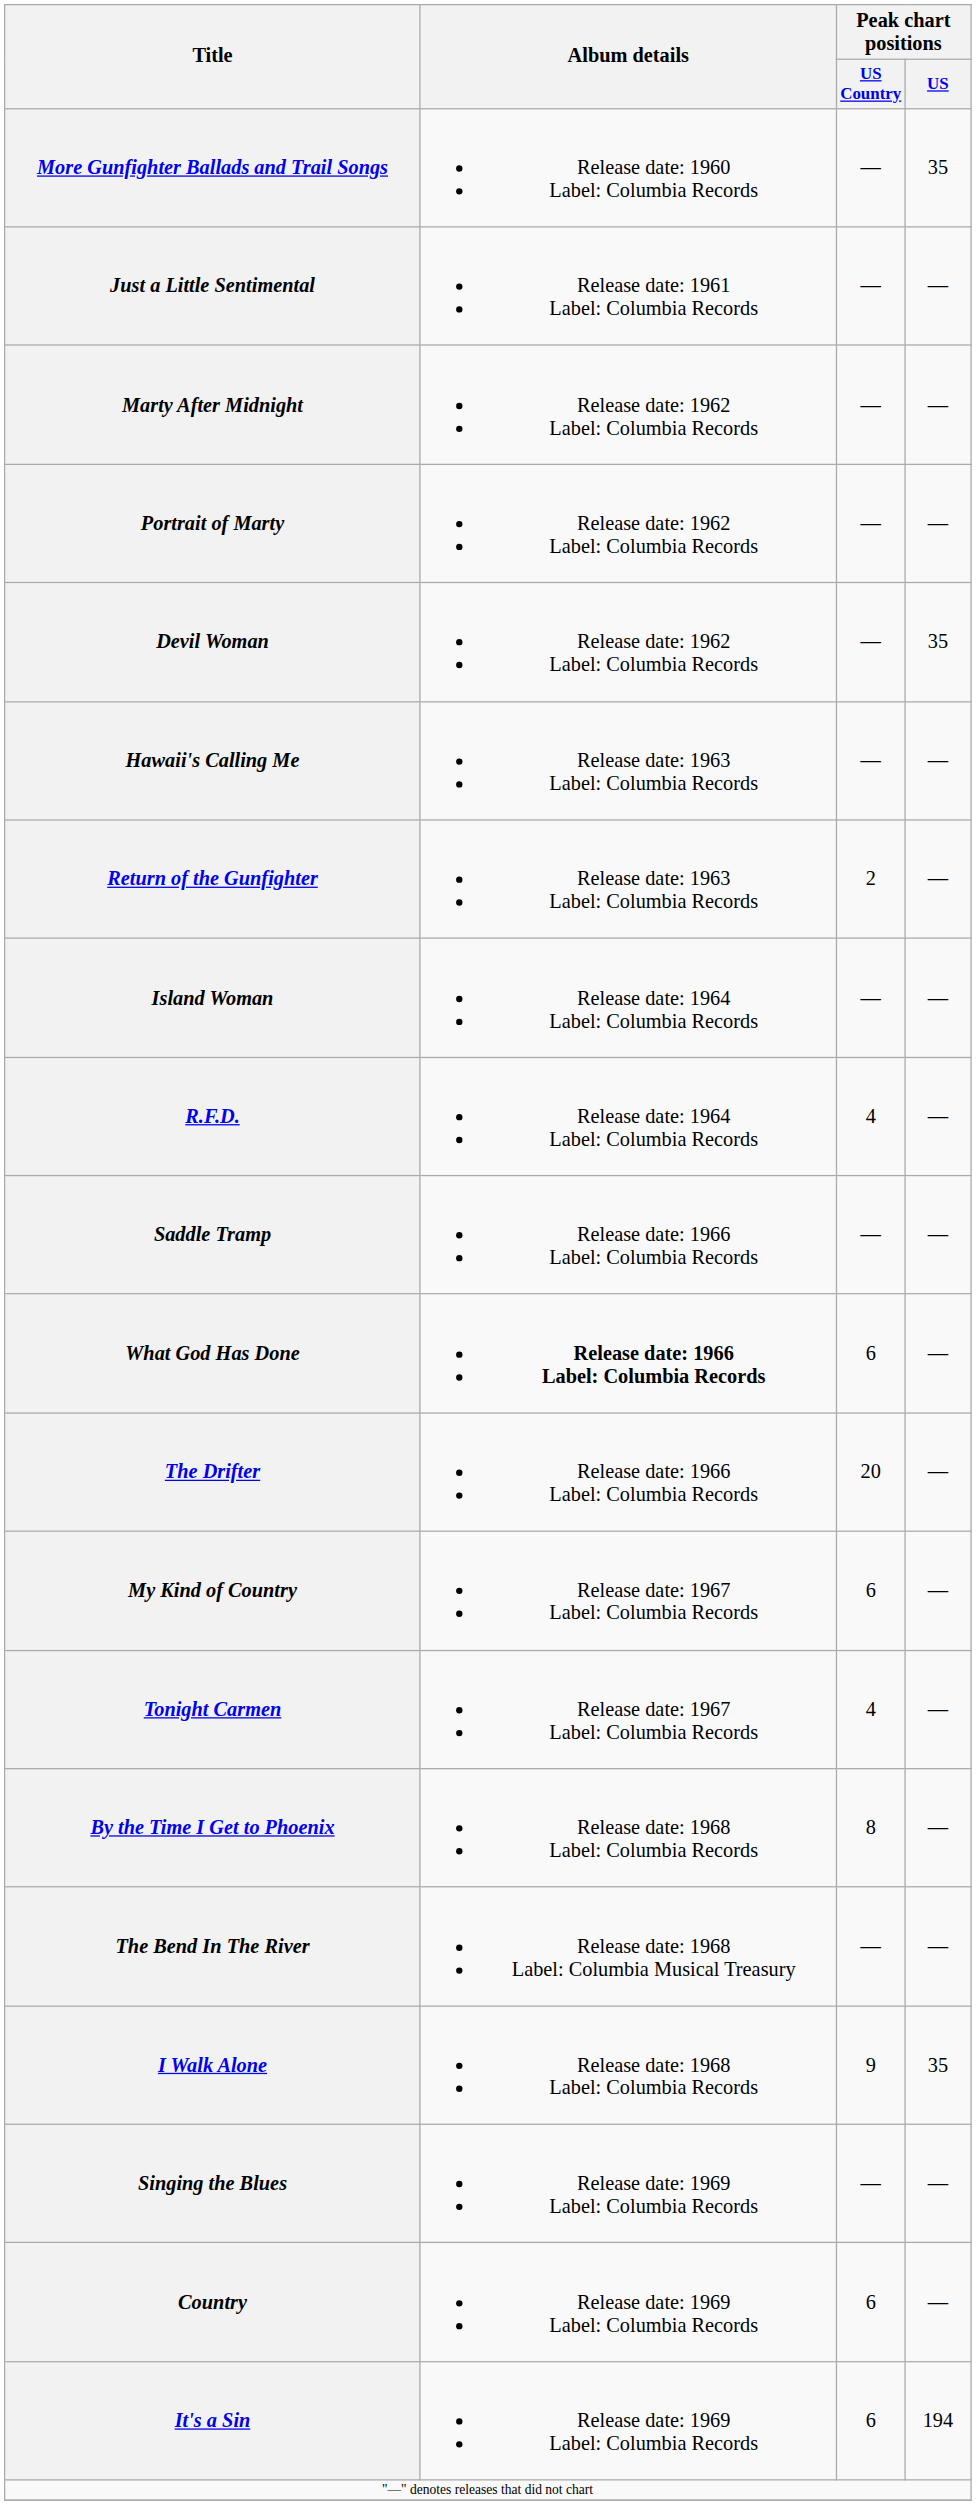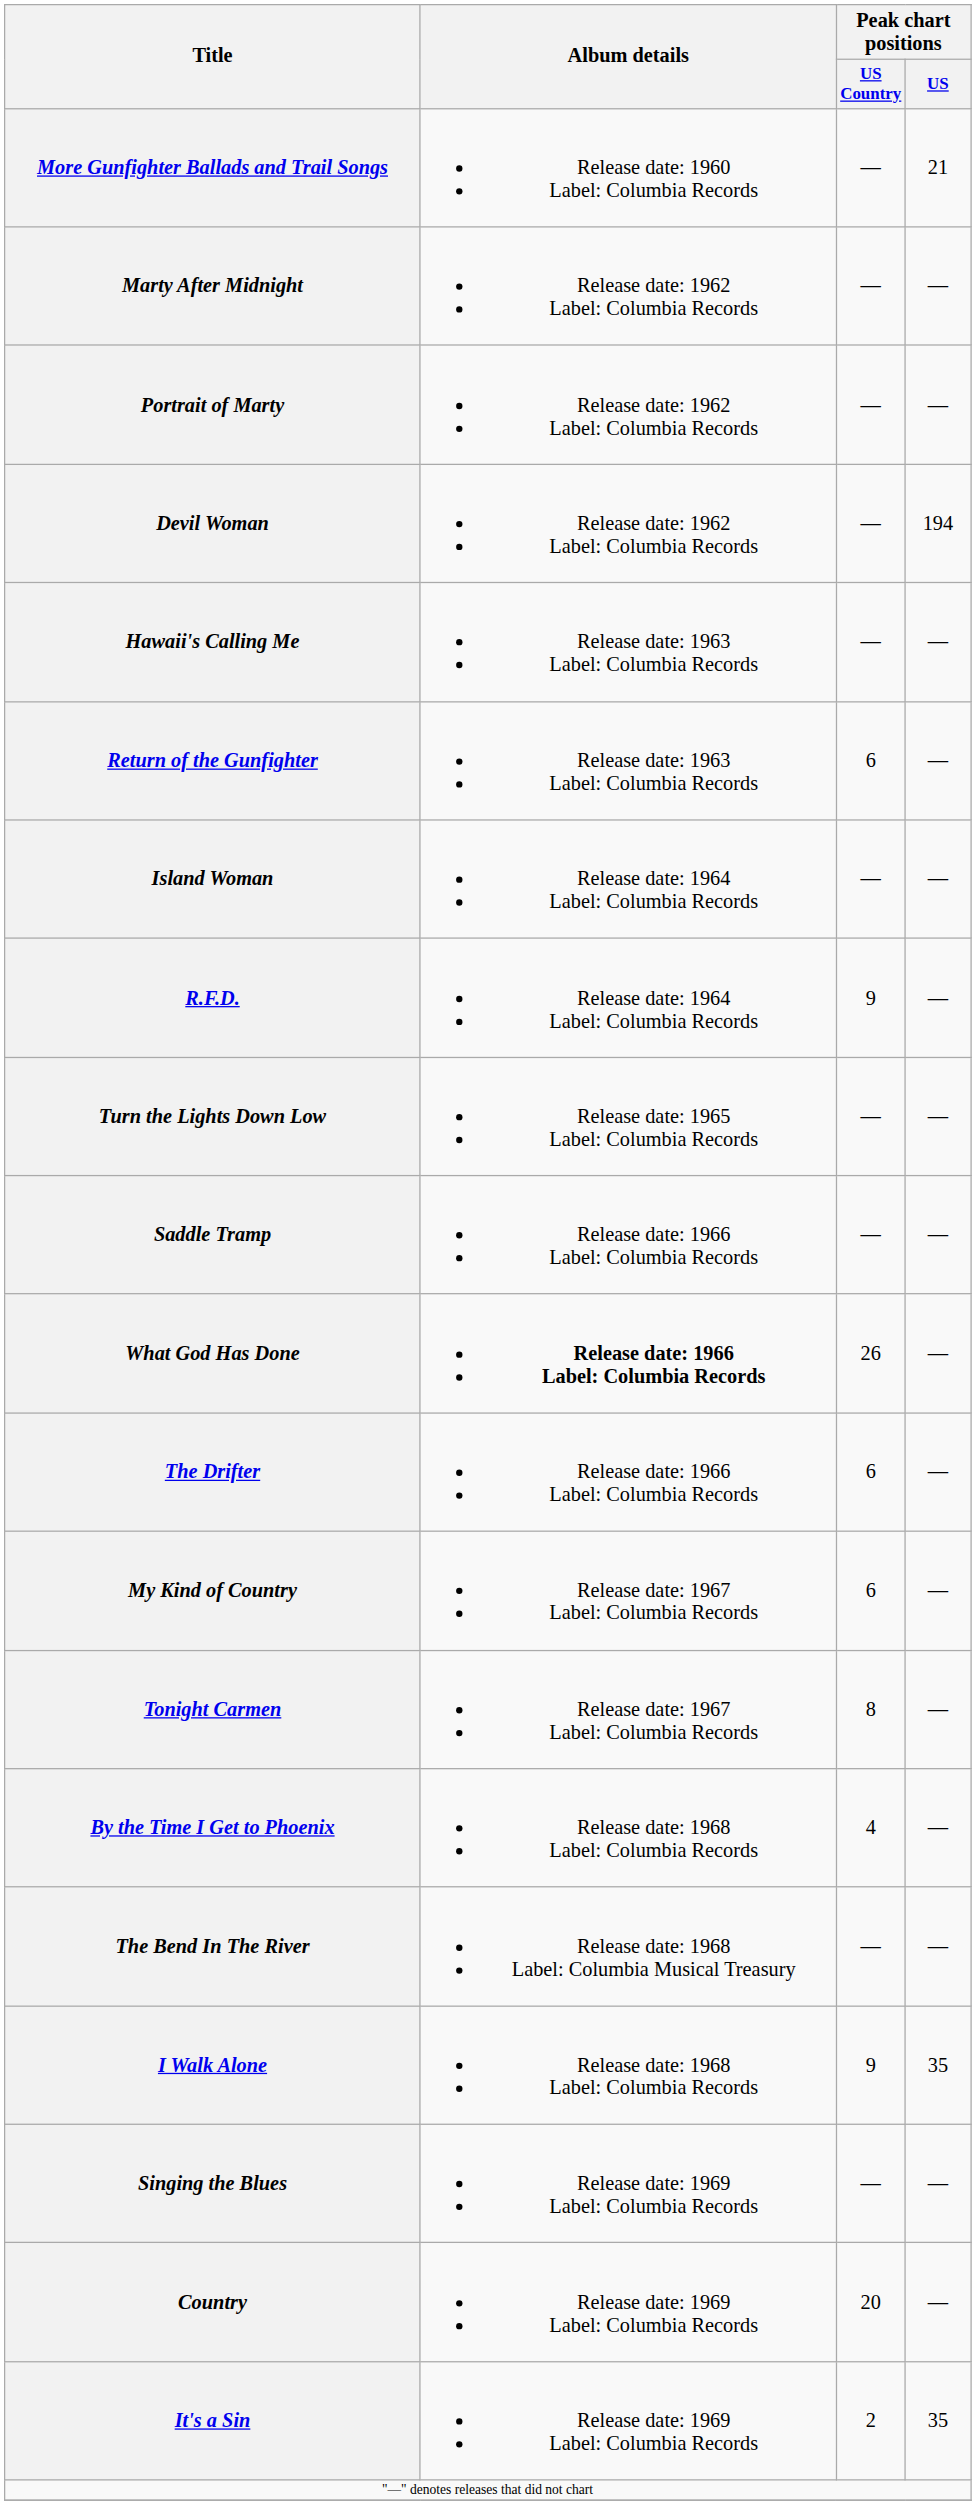(938, 167) 35 -> (938, 167) 21
- row: (213, 286)
(938, 641) 35 -> (938, 523) 194
(871, 879) 2 -> (871, 760) 6
(871, 1116) 4 -> (871, 997) 9
+ row: (213, 1116)
(871, 1353) 6 -> (871, 1353) 26
(871, 1471) 20 -> (871, 1471) 6
(871, 1709) 4 -> (871, 1709) 8
(871, 1827) 8 -> (871, 1827) 4
(871, 2302) 6 -> (871, 2302) 20
(871, 2420) 6 -> (871, 2420) 2
(938, 2420) 194 -> (938, 2420) 35
